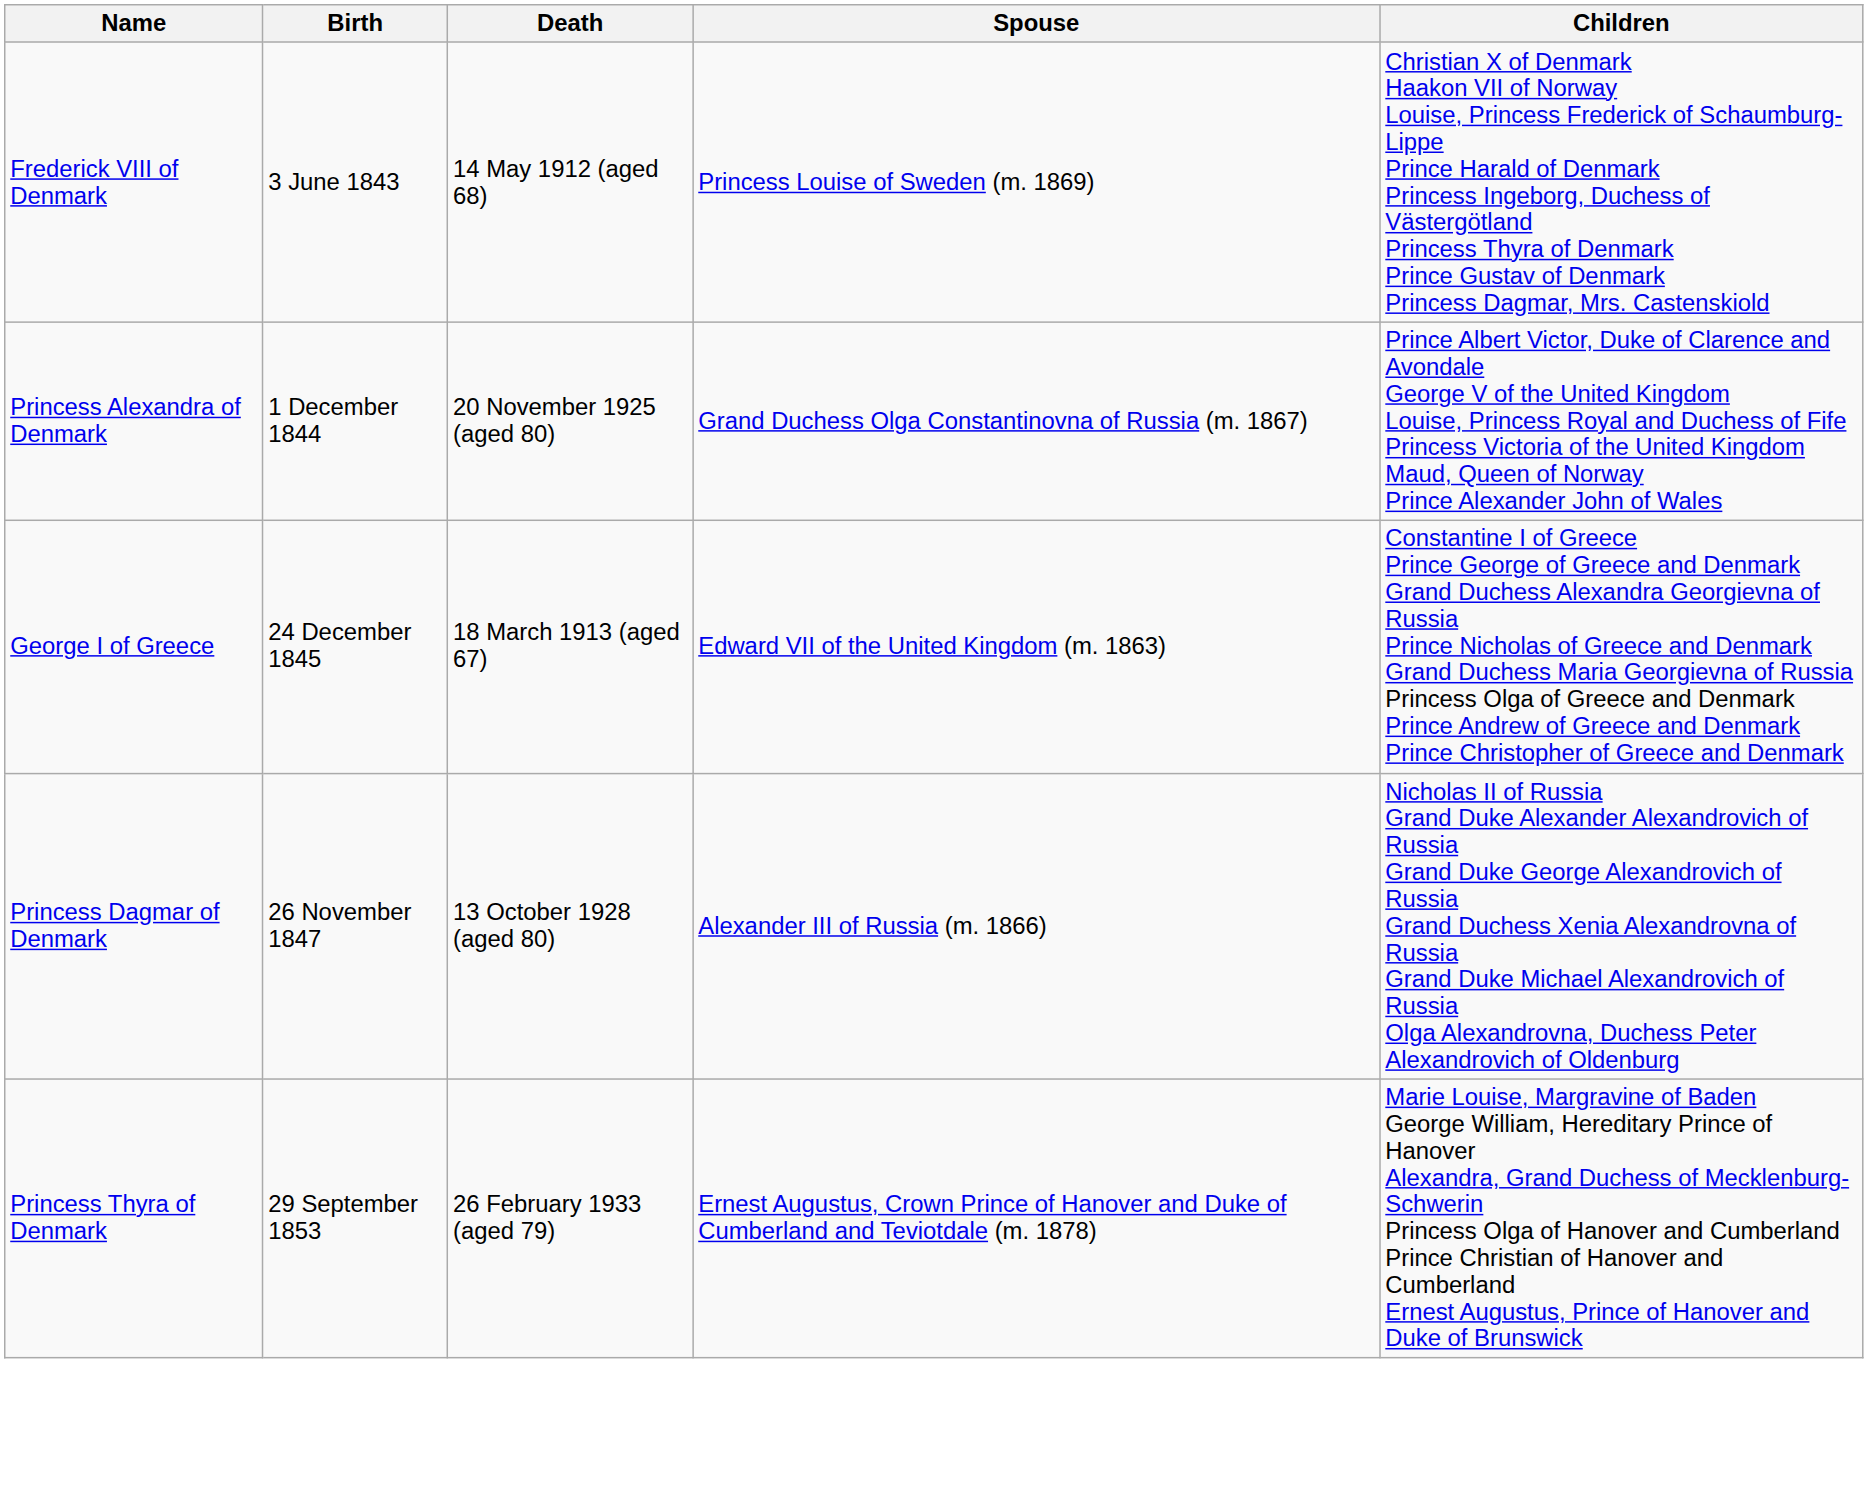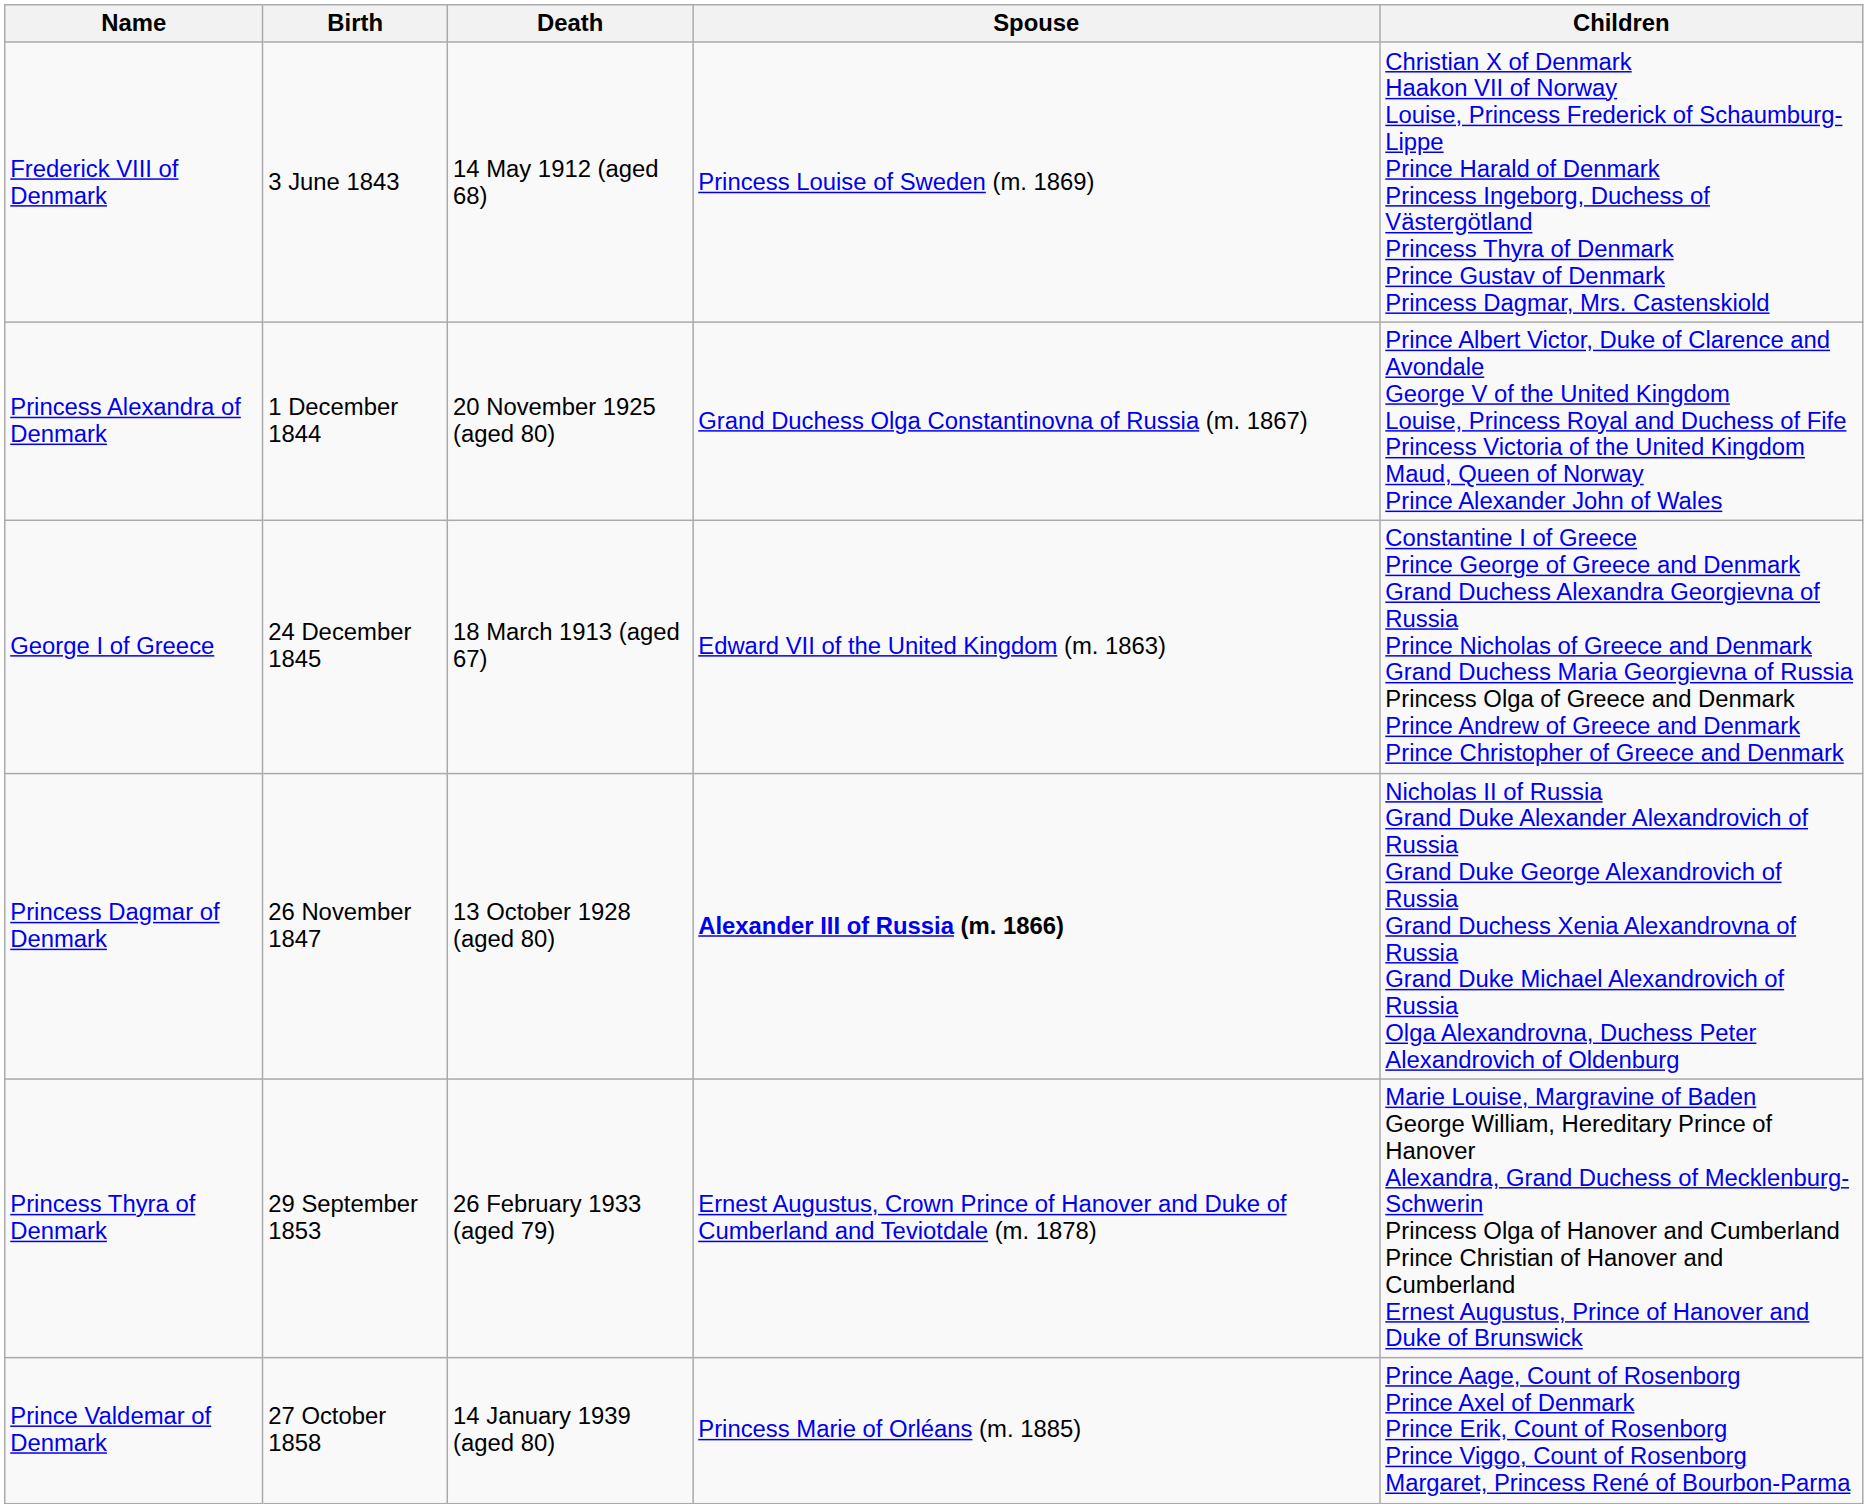(872, 925) normal -> (881, 925) bold
+ row: (111, 1430)
